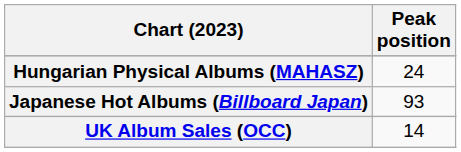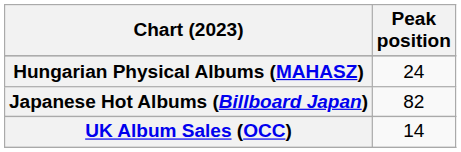(414, 101) 93 -> (414, 101) 82
